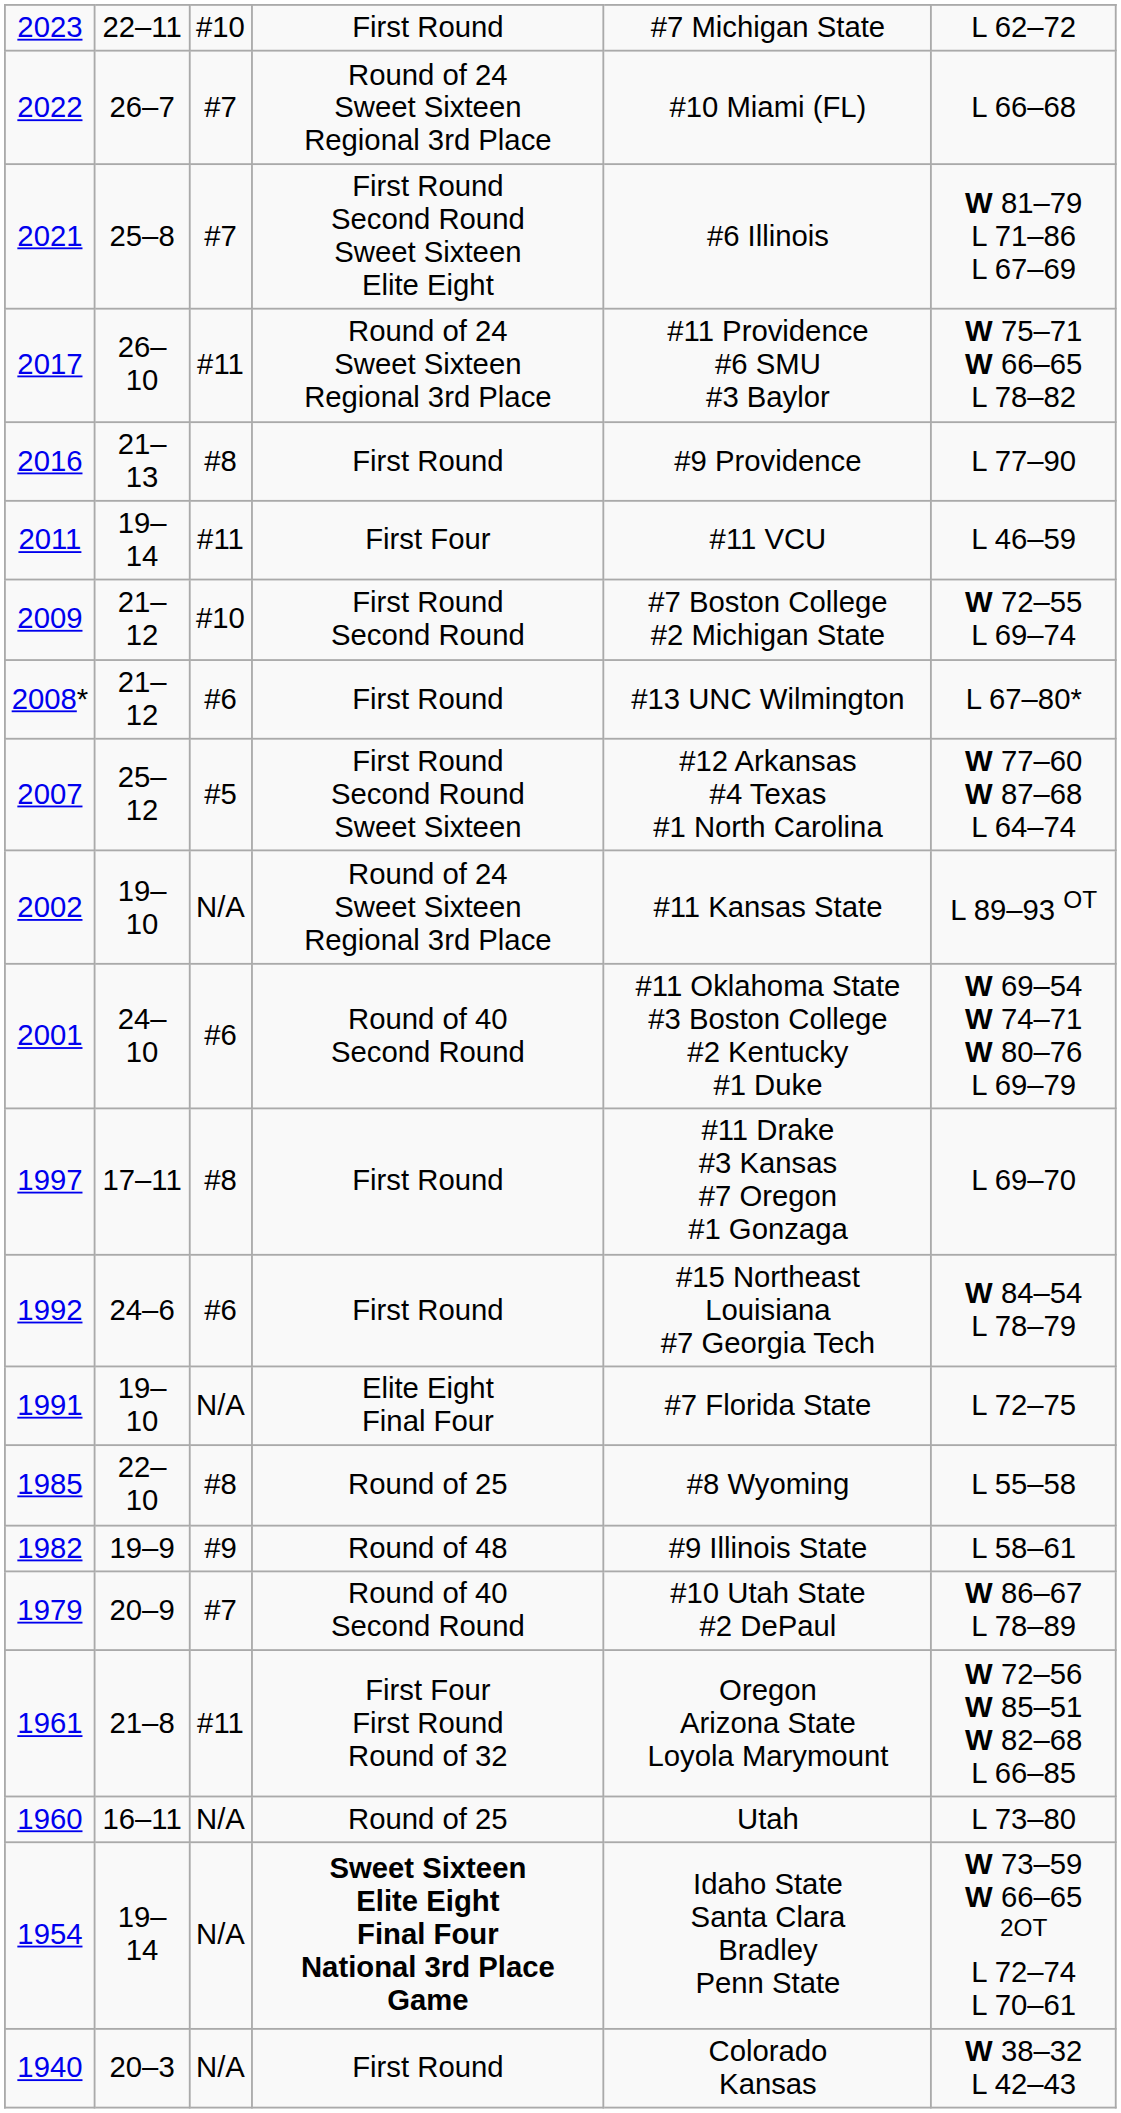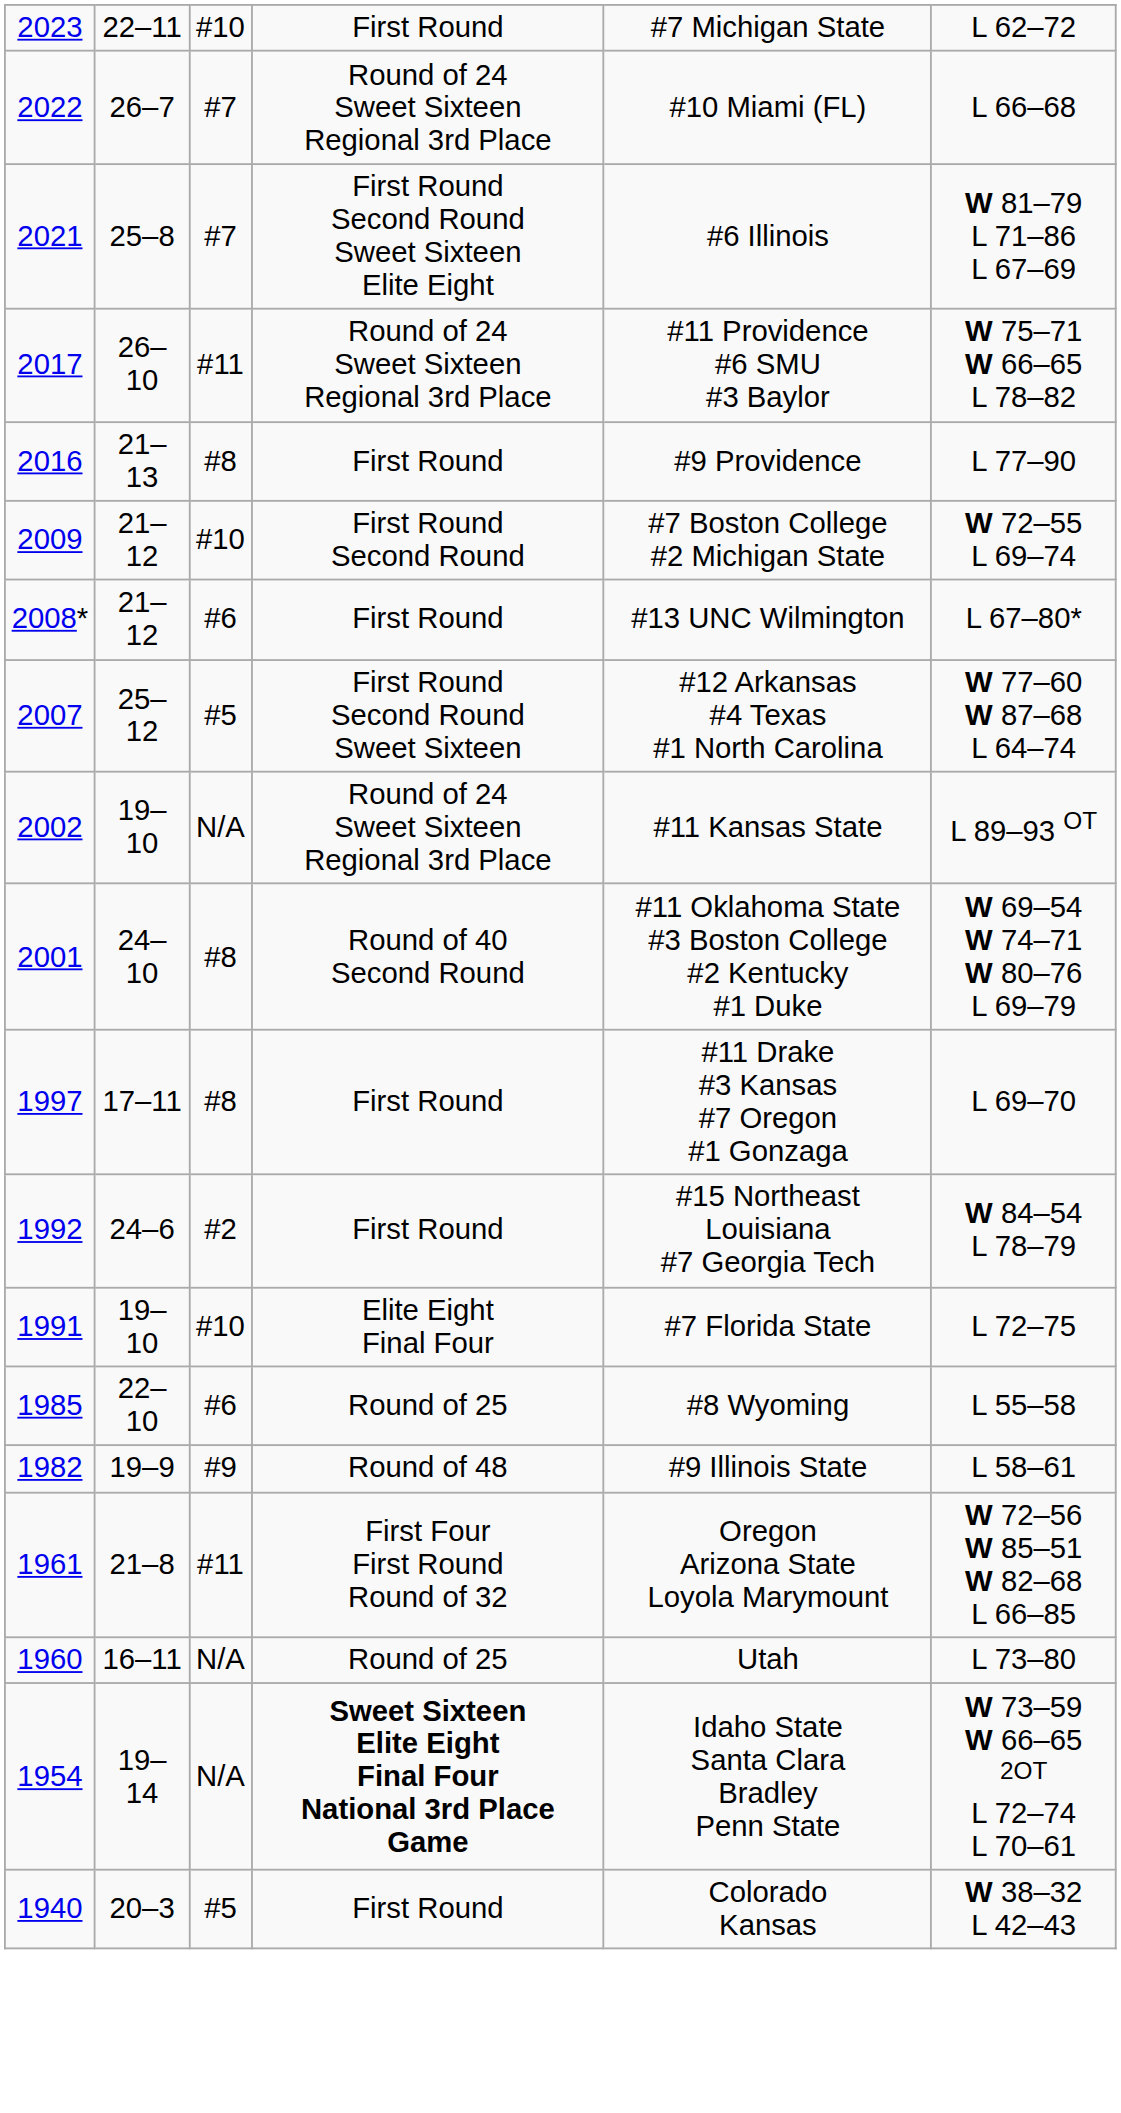- row: (50, 539)
(220, 1035) #6 -> (220, 956) #8
(220, 1309) #6 -> (220, 1230) #2
(220, 1405) N/A -> (220, 1326) #10
(220, 1484) #8 -> (220, 1405) #6
- row: (50, 1610)
(220, 2067) N/A -> (220, 1909) #5
